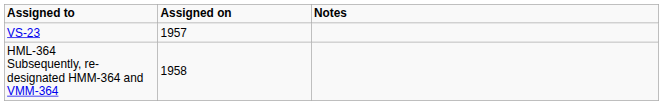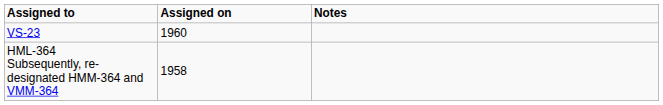(174, 32) 1957 -> (174, 32) 1960
